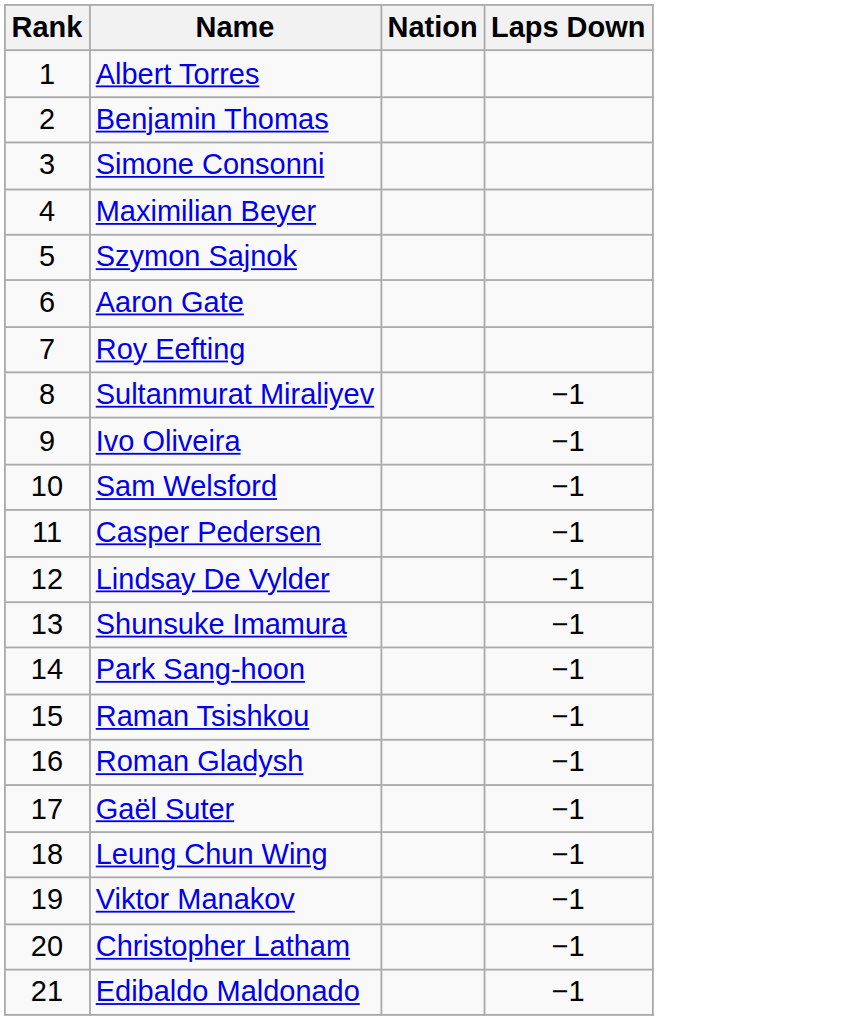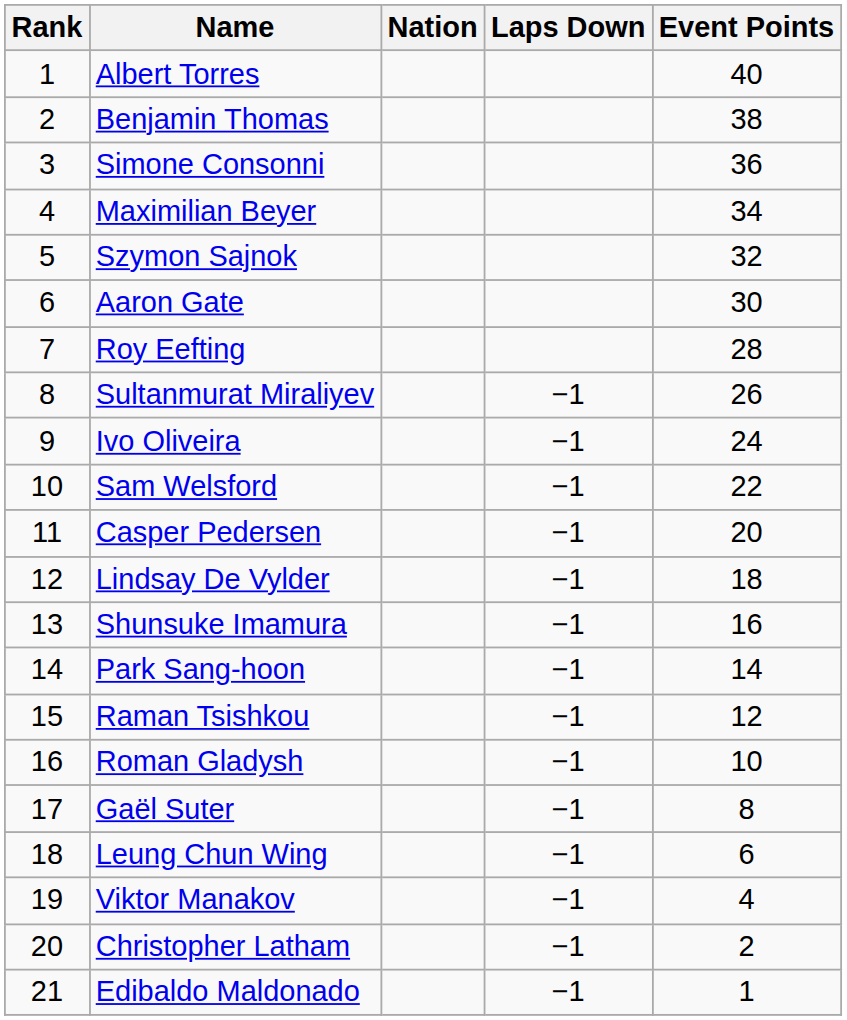+ column: (746, 27)
